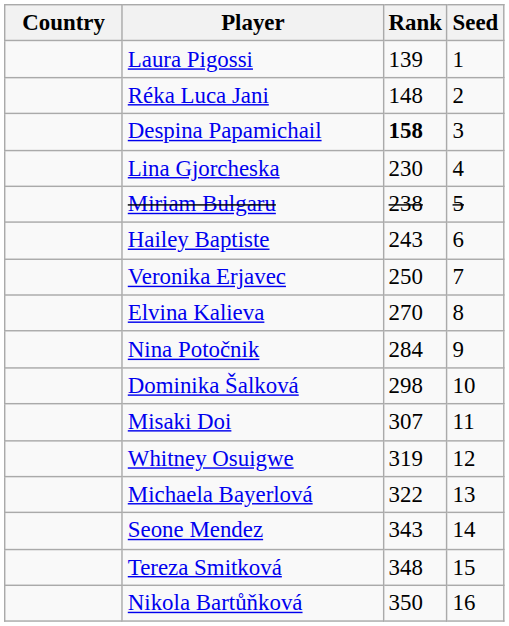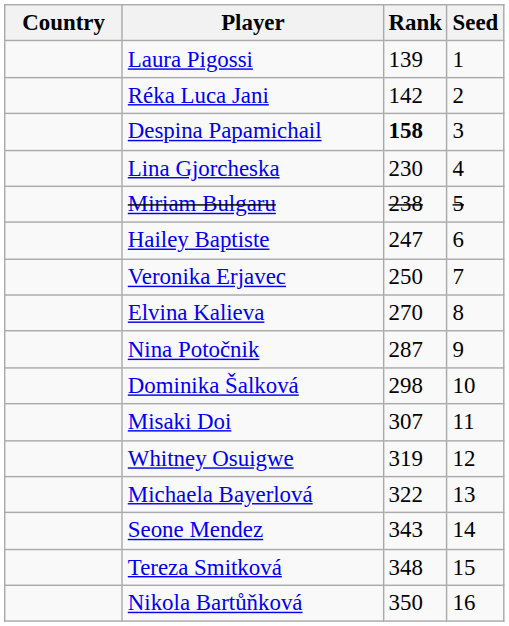(406, 95) 148 -> (406, 95) 142
(406, 240) 243 -> (406, 240) 247
(406, 349) 284 -> (406, 349) 287
